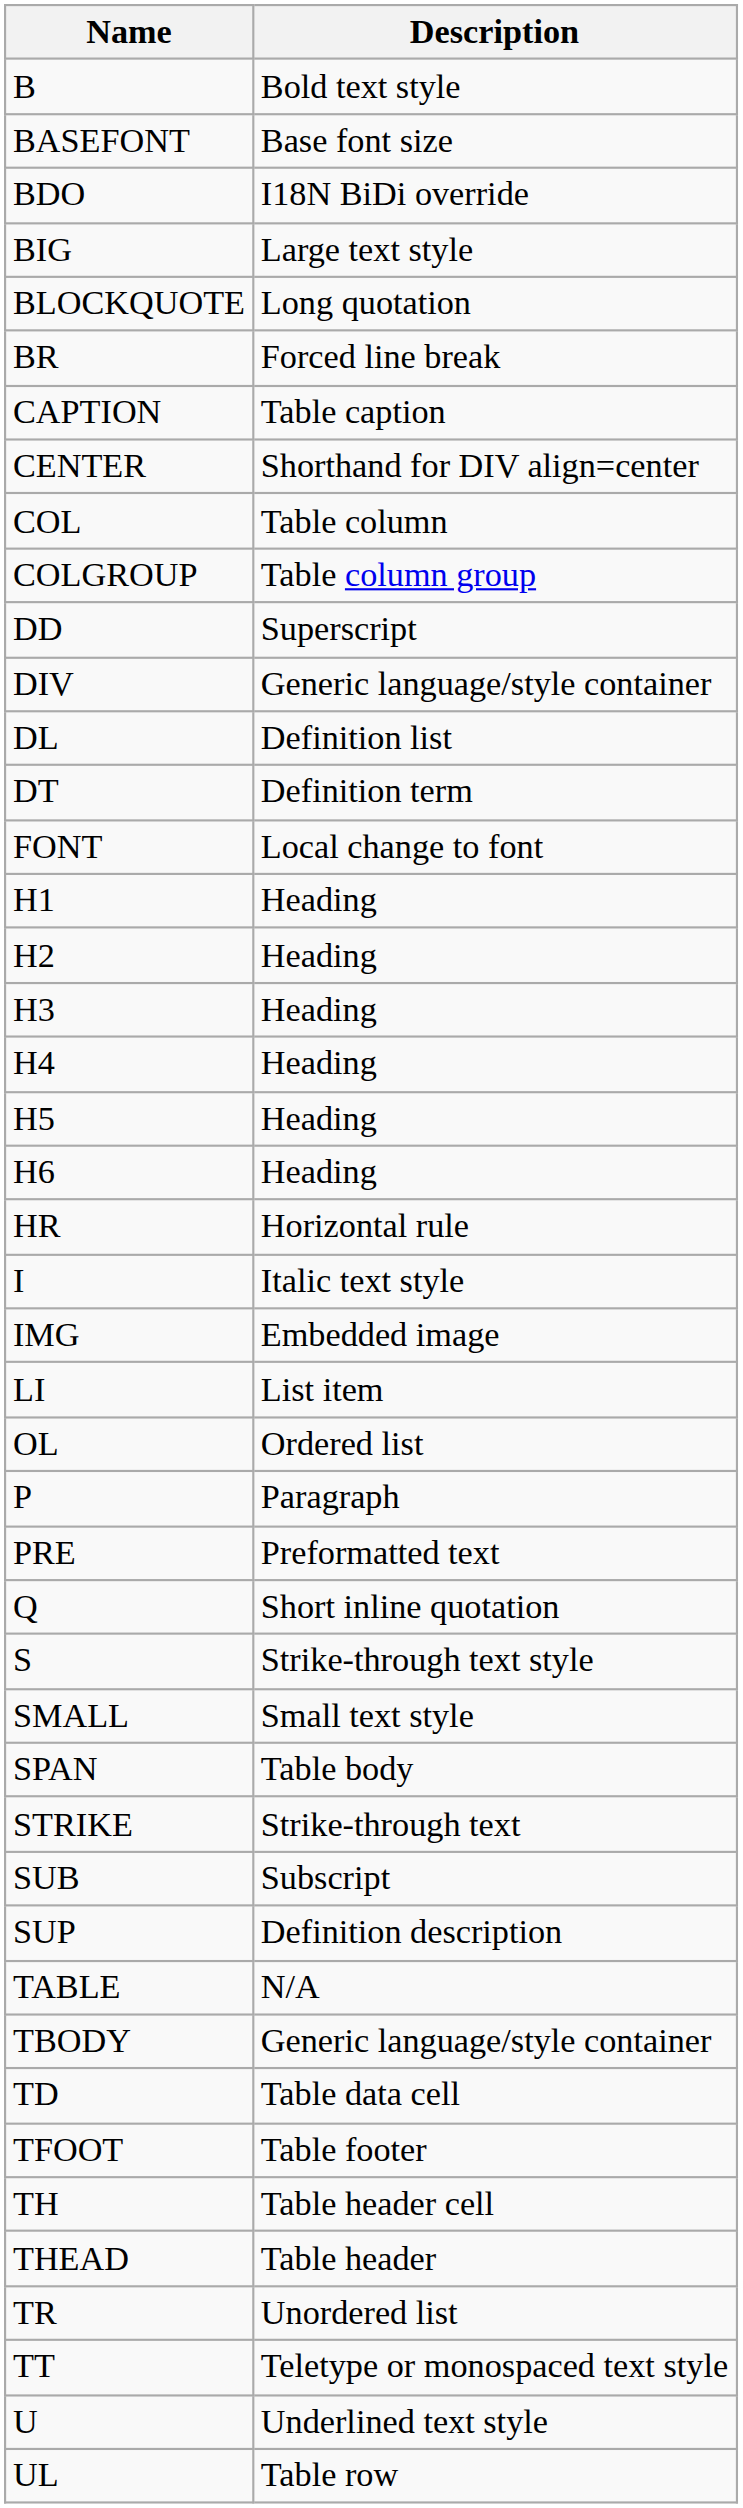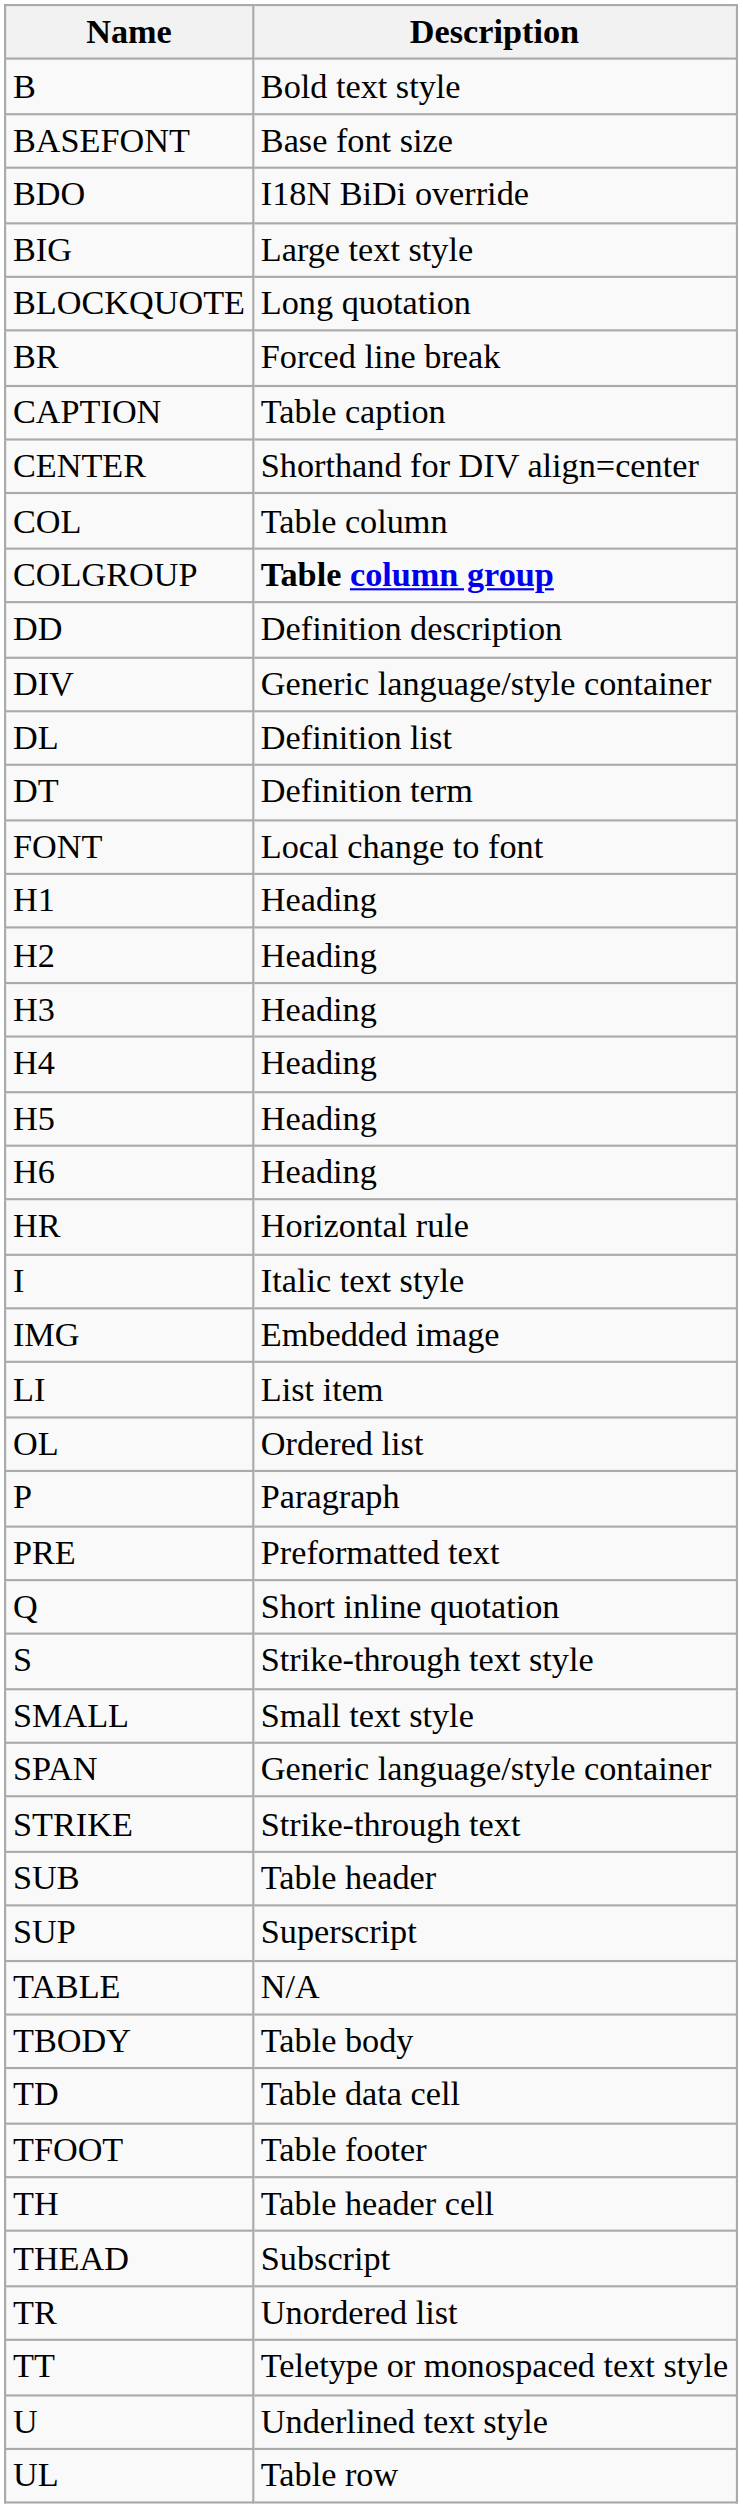(398, 574) normal -> (407, 574) bold
(339, 628) Superscript -> (412, 628) Definition description
(337, 1769) Table body -> (486, 1769) Generic language/style container
(325, 1877) Subscript -> (348, 1877) Table header
(412, 1932) Definition description -> (339, 1932) Superscript
(486, 2040) Generic language/style container -> (337, 2040) Table body
(348, 2258) Table header -> (325, 2258) Subscript
